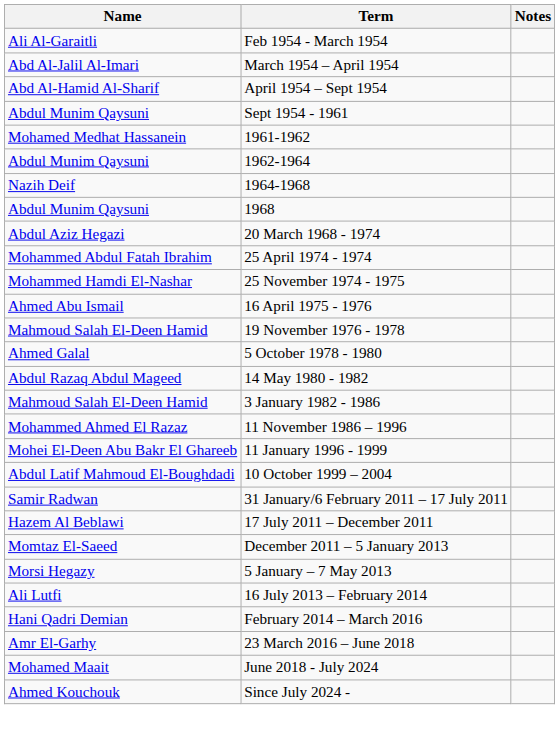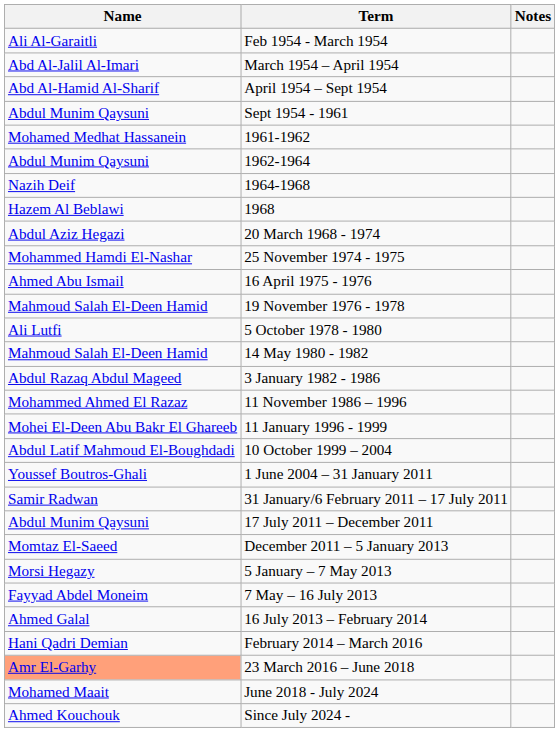(78, 209) Abdul Munim Qaysuni -> (66, 209) Hazem Al Beblawi
- row: (308, 257)
(49, 354) Ahmed Galal -> (35, 329) Ali Lutfi
(95, 378) Abdul Razaq Abdul Mageed -> (108, 354) Mahmoud Salah El-Deen Hamid
(108, 402) Mahmoud Salah El-Deen Hamid -> (95, 378) Abdul Razaq Abdul Mageed
+ row: (338, 474)
(66, 522) Hazem Al Beblawi -> (78, 522) Abdul Munim Qaysuni
+ row: (311, 595)
(35, 595) Ali Lutfi -> (49, 619) Ahmed Galal
(52, 643) no background -> (52, 667) lightsalmon background
